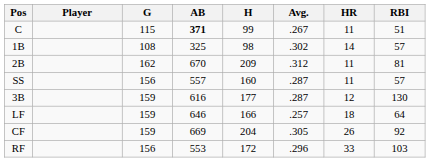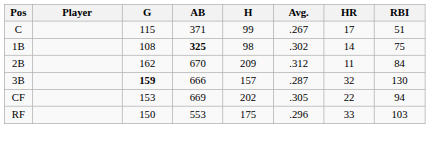(198, 30) bold -> (198, 30) normal
(349, 30) 11 -> (349, 30) 17
(198, 47) normal -> (198, 47) bold
(400, 47) 57 -> (400, 47) 75
(400, 64) 81 -> (400, 64) 84
- row: (18, 81)
(147, 98) normal -> (147, 81) bold
(198, 98) 616 -> (198, 81) 666
(248, 98) 177 -> (248, 81) 157
(349, 98) 12 -> (349, 81) 32
- row: (18, 115)
(147, 132) 159 -> (147, 98) 153
(248, 132) 204 -> (248, 98) 202
(349, 132) 26 -> (349, 98) 22
(400, 132) 92 -> (400, 98) 94
(147, 149) 156 -> (147, 115) 150
(248, 149) 172 -> (248, 115) 175
